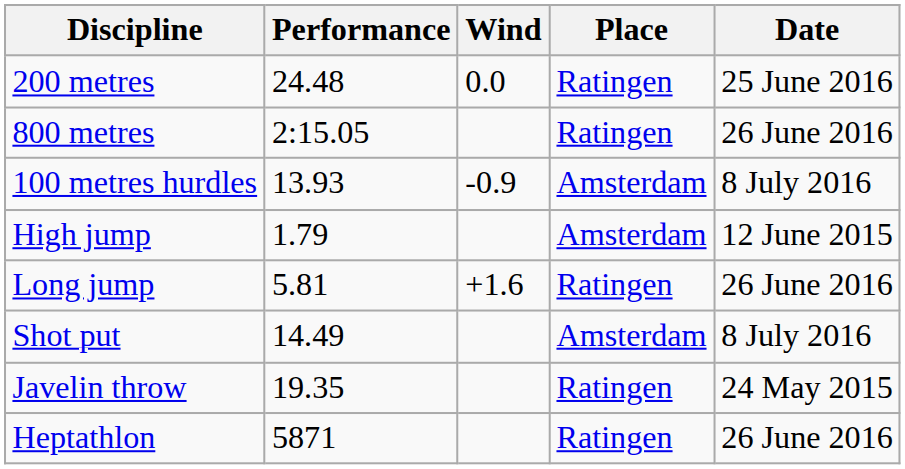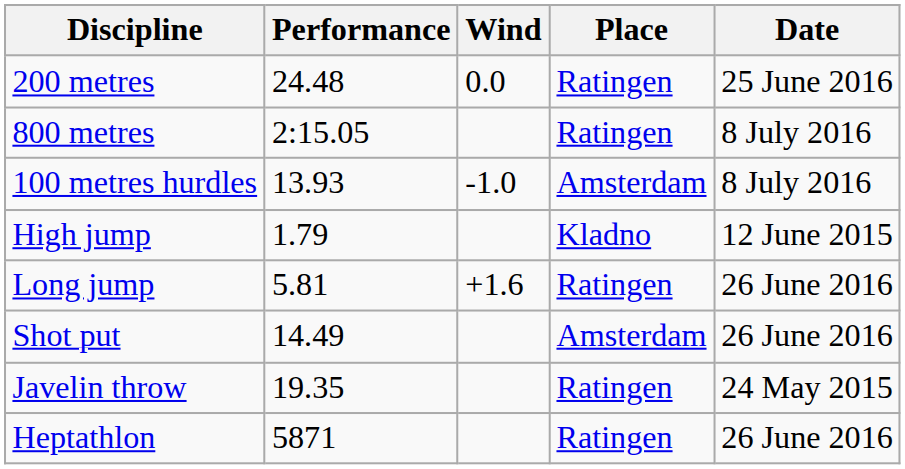(807, 132) 26 June 2016 -> (796, 132) 8 July 2016
(491, 183) -0.9 -> (491, 183) -1.0
(631, 234) Amsterdam -> (604, 234) Kladno
(796, 336) 8 July 2016 -> (807, 336) 26 June 2016
